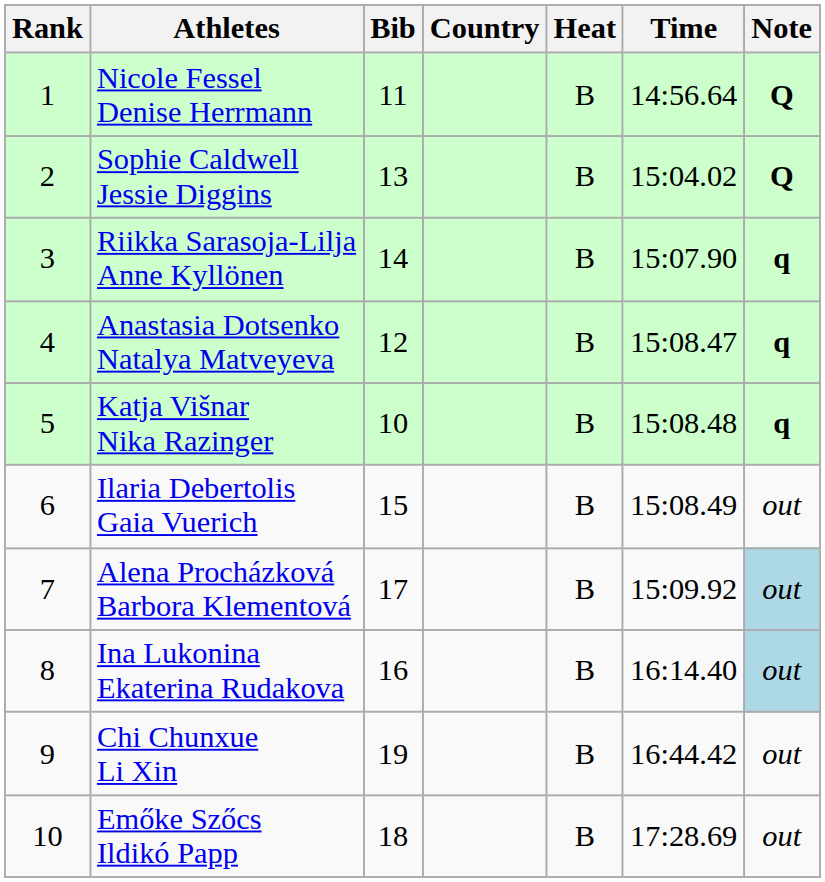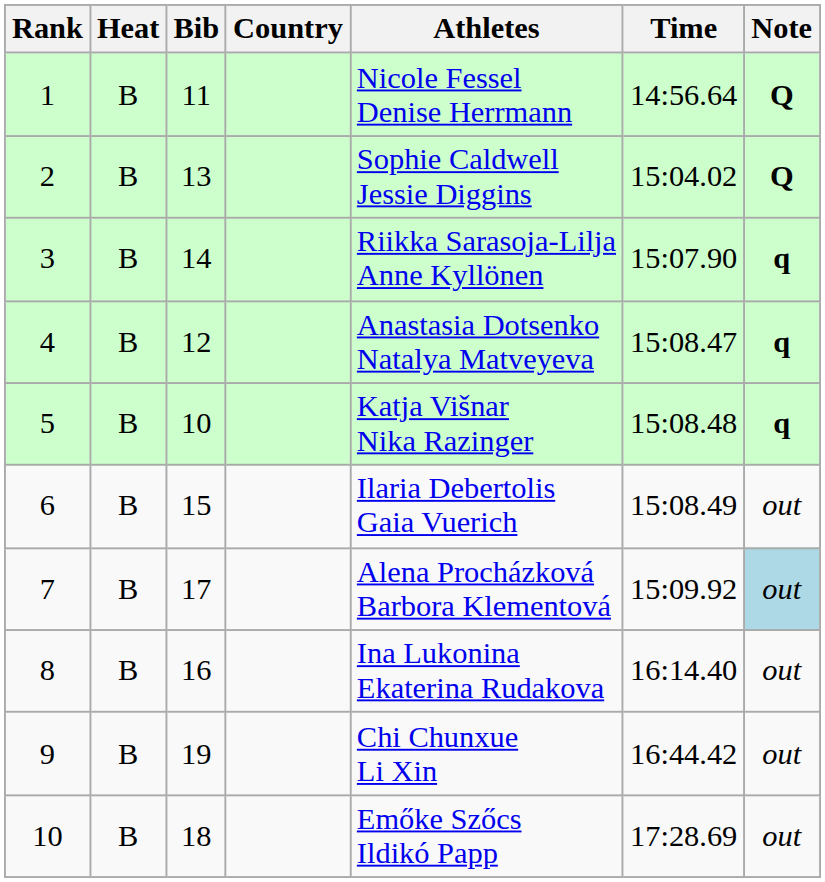columns swapped: (585, 28) <-> (227, 28)
(782, 670) lightblue background -> (782, 670) no background
